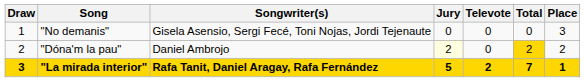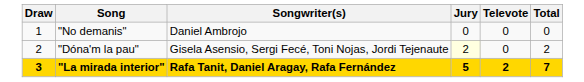- column: (562, 13)
(292, 31) Gisela Asensio, Sergi Fecé, Toni Nojas, Jordi Tejenaute -> (208, 31) Daniel Ambrojo
(191, 49) Daniel Ambrojo -> (309, 49) Gisela Asensio, Sergi Fecé, Toni Nojas, Jordi Tejenaute
(529, 49) gold background -> (547, 49) no background
